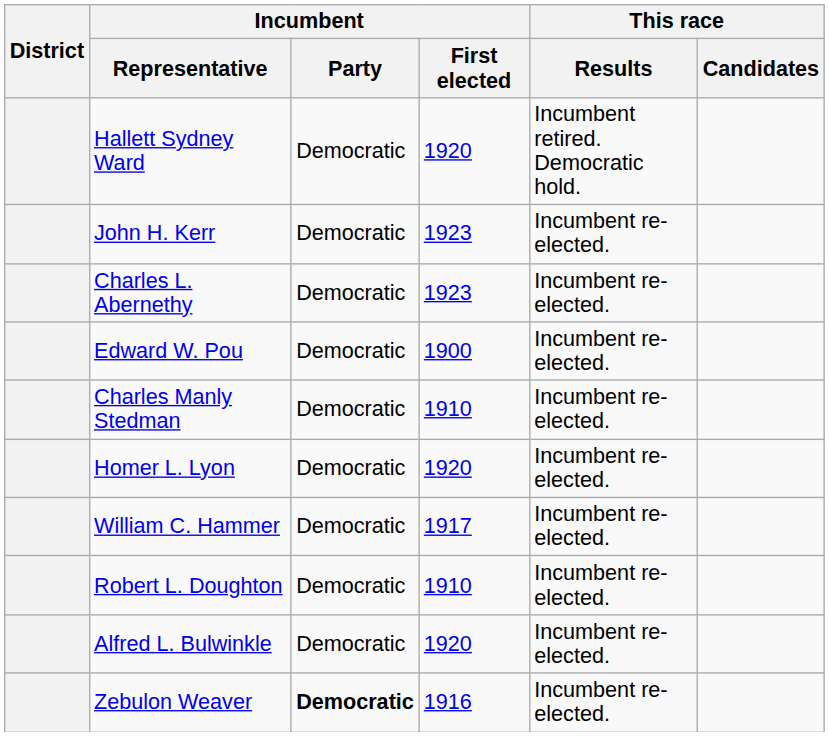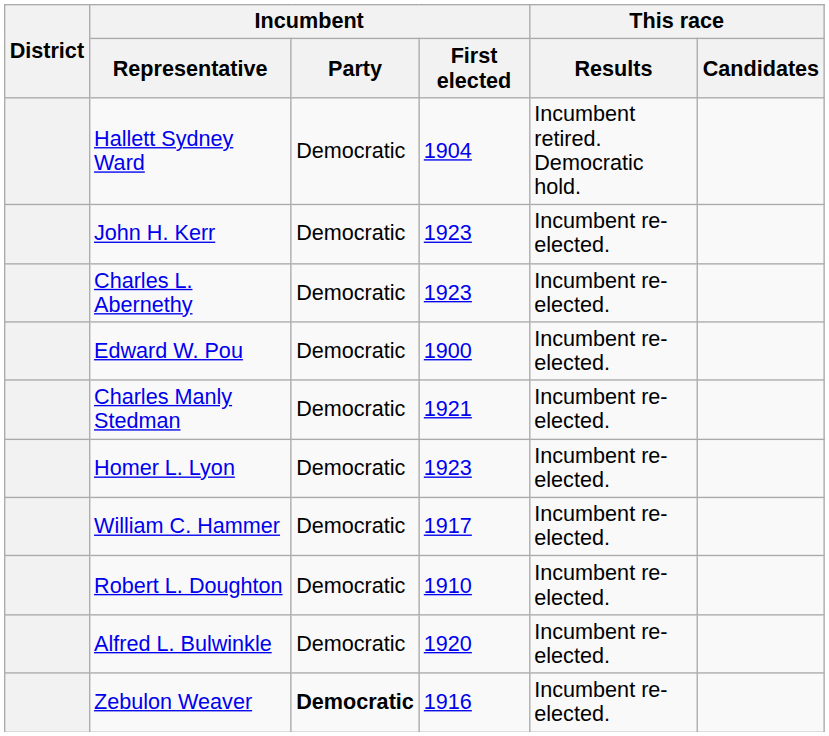(448, 150) 1920 -> (448, 150) 1904
(448, 409) 1910 -> (448, 409) 1921
(448, 467) 1920 -> (448, 467) 1923
